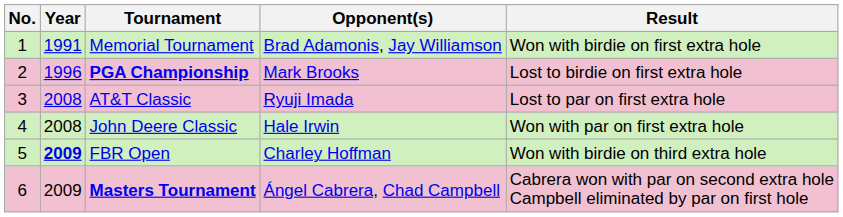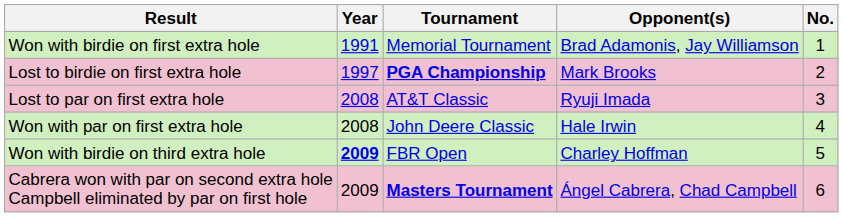columns swapped: (22, 18) <-> (672, 18)
(63, 72) 1996 -> (360, 72) 1997
